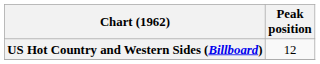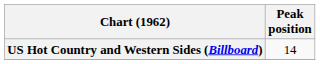(290, 49) 12 -> (290, 49) 14
